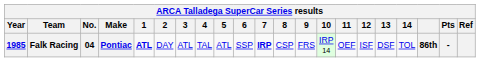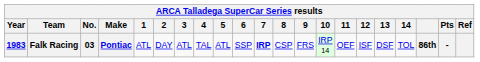(16, 45) 1985 -> (16, 45) 1983
(89, 45) 04 -> (89, 45) 03
(144, 45) bold -> (144, 45) normal
